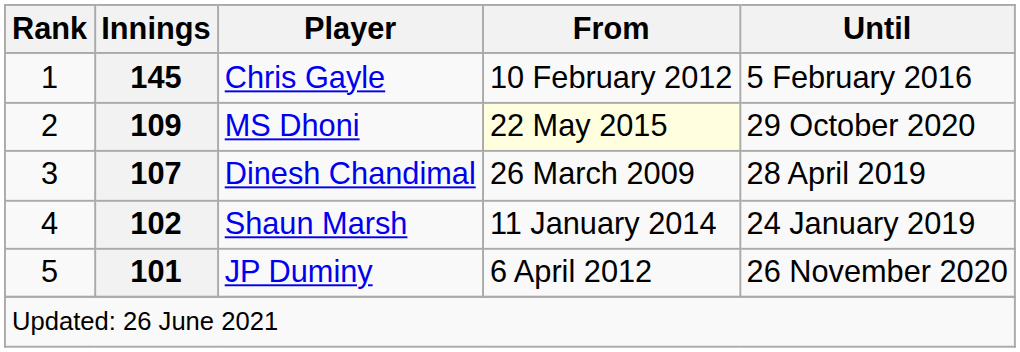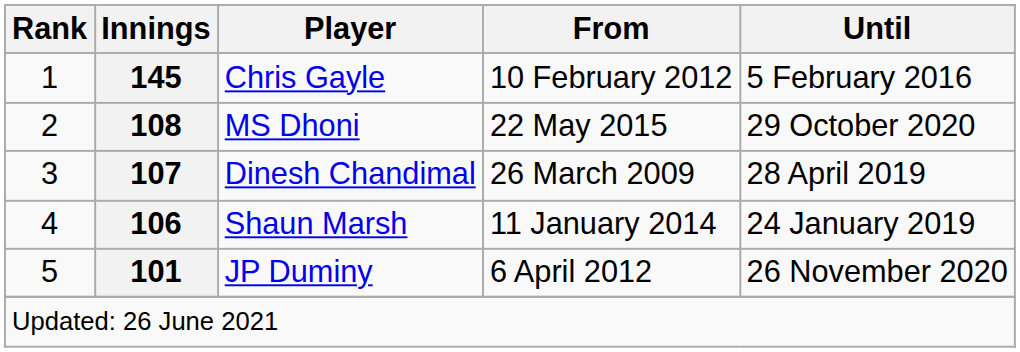(156, 126) 109 -> (156, 126) 108
(579, 126) lightyellow background -> (579, 126) no background
(156, 223) 102 -> (156, 223) 106
